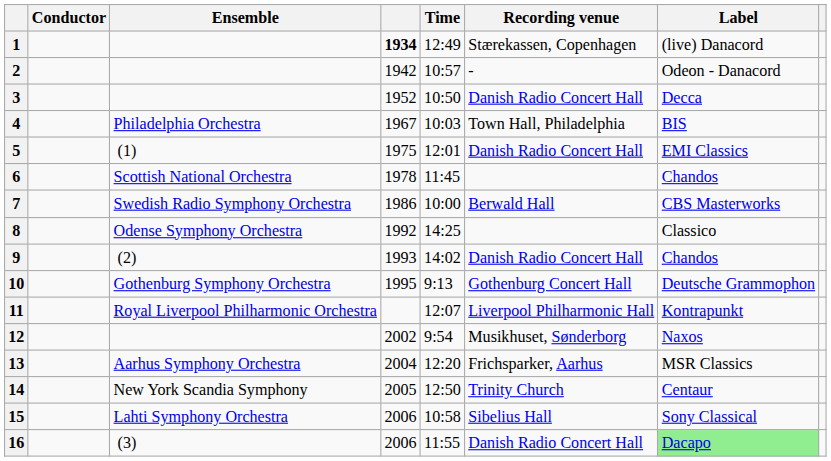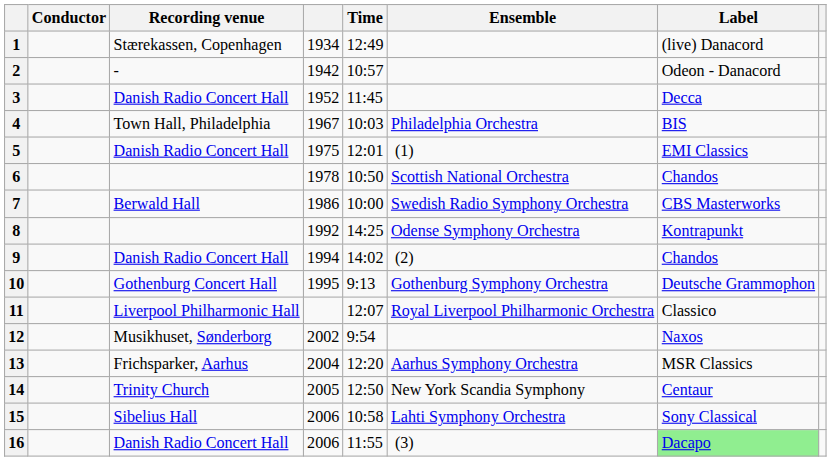columns swapped: (245, 17) <-> (561, 17)
(401, 44) bold -> (323, 44) normal
(442, 97) 10:50 -> (365, 97) 11:45
(442, 177) 11:45 -> (365, 177) 10:50
(689, 230) Classico -> (702, 230) Kontrapunkt
(401, 257) 1993 -> (323, 257) 1994
(702, 310) Kontrapunkt -> (689, 310) Classico
